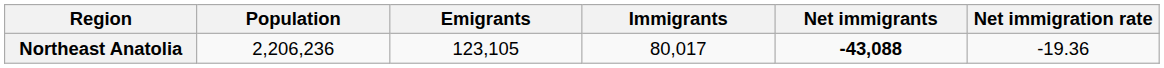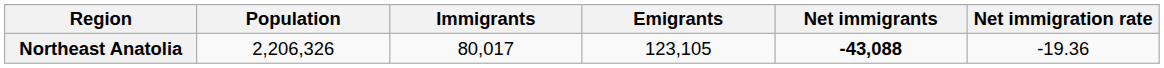columns swapped: (678, 19) <-> (486, 19)
(293, 48) 2,206,236 -> (293, 48) 2,206,326
